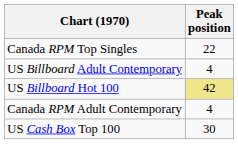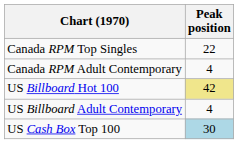rows swapped: (95, 108) <-> (95, 68)
(209, 128) no background -> (209, 128) lightblue background
